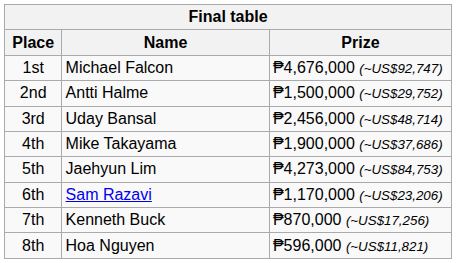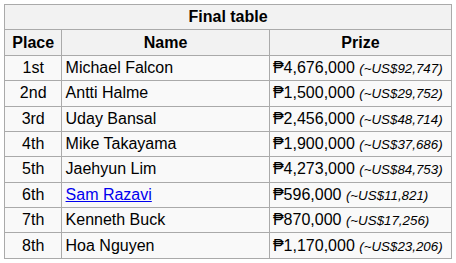(358, 194) ₱1,170,000 (~US$23,206) -> (351, 194) ₱596,000 (~US$11,821)
(351, 245) ₱596,000 (~US$11,821) -> (358, 245) ₱1,170,000 (~US$23,206)
